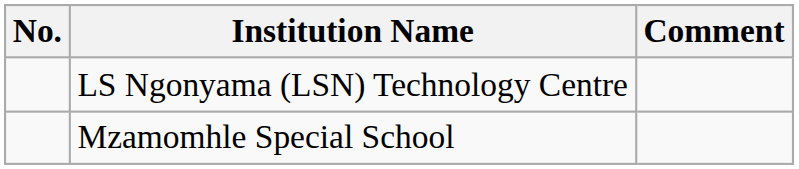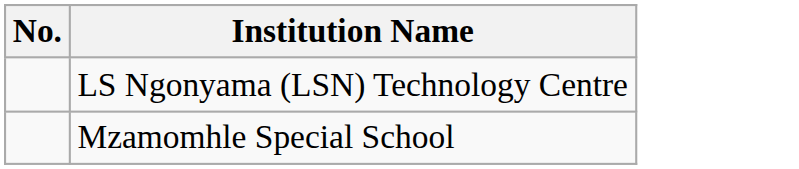- column: (714, 31)
